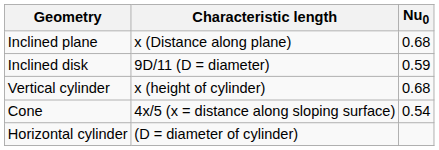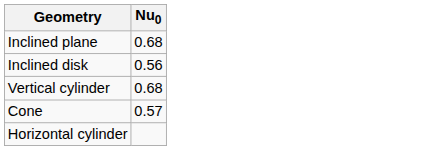- column: (265, 17)
(416, 65) 0.59 -> (148, 65) 0.56
(416, 111) 0.54 -> (148, 111) 0.57
